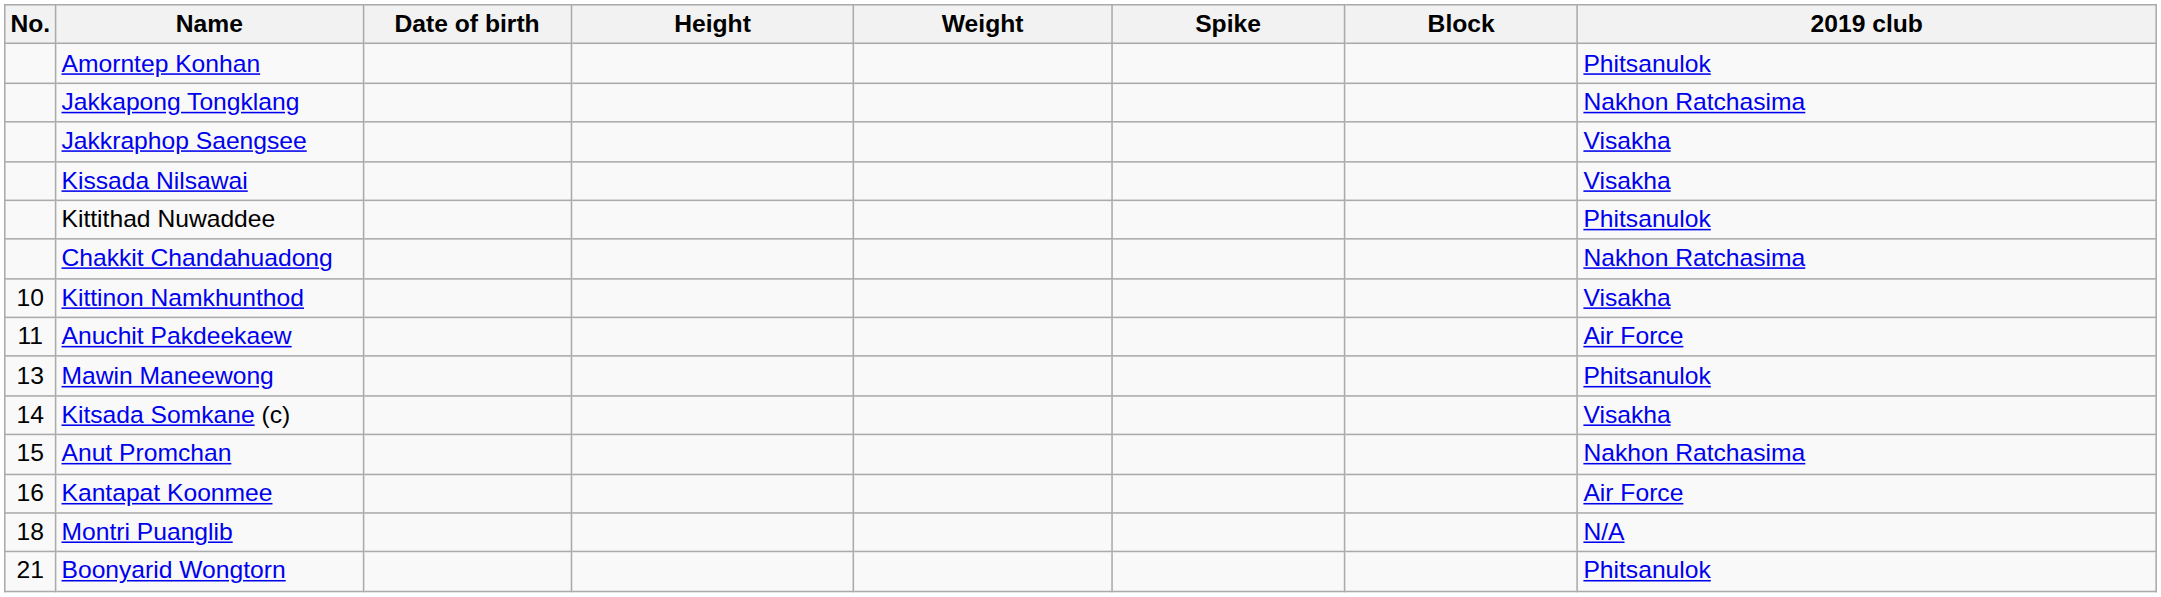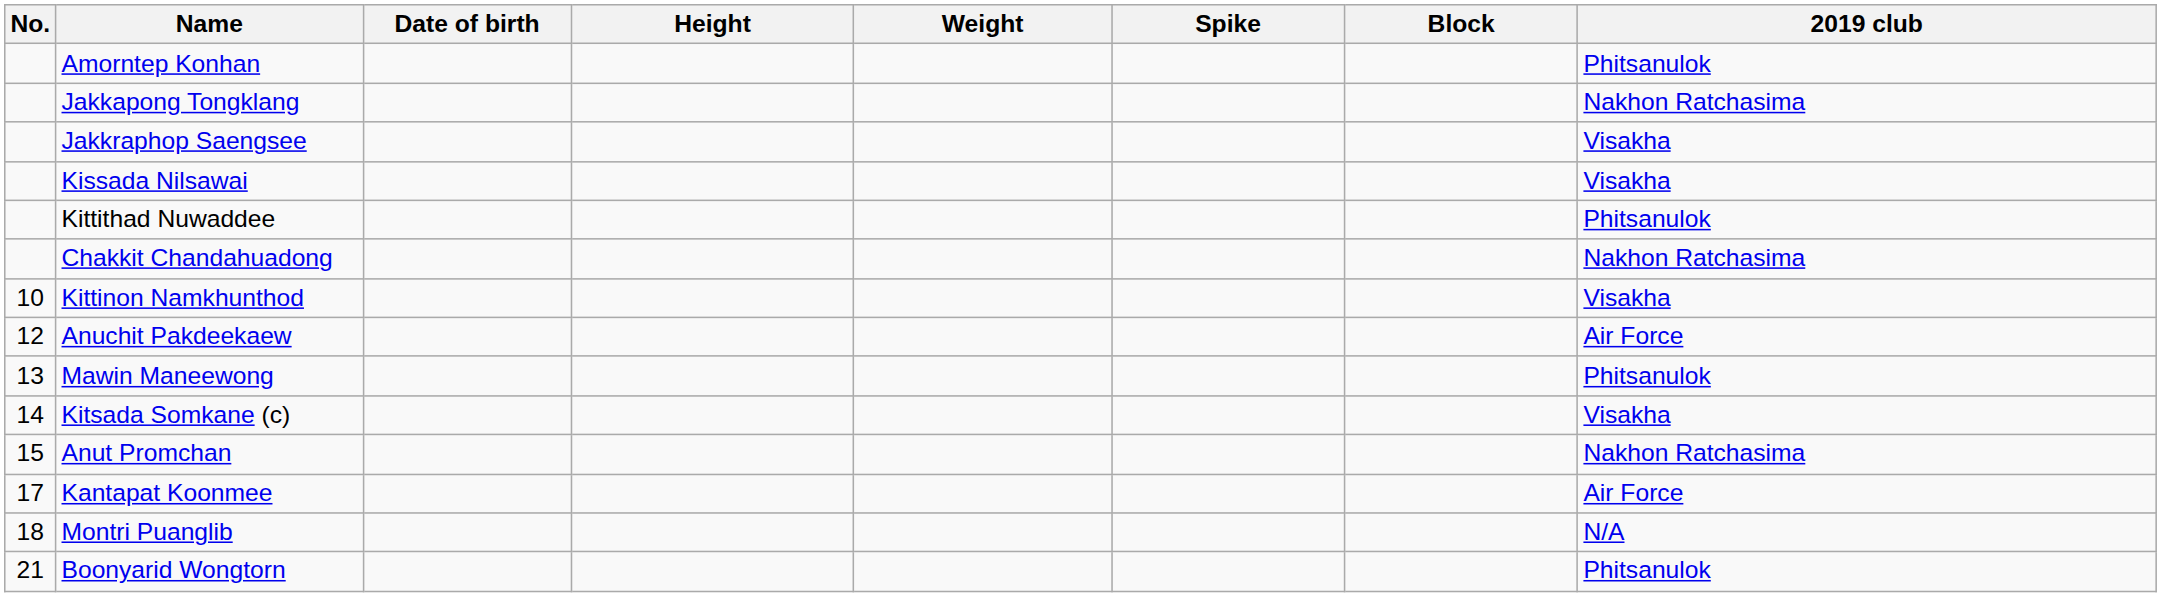(30, 336) 11 -> (30, 336) 12
(30, 492) 16 -> (30, 492) 17
